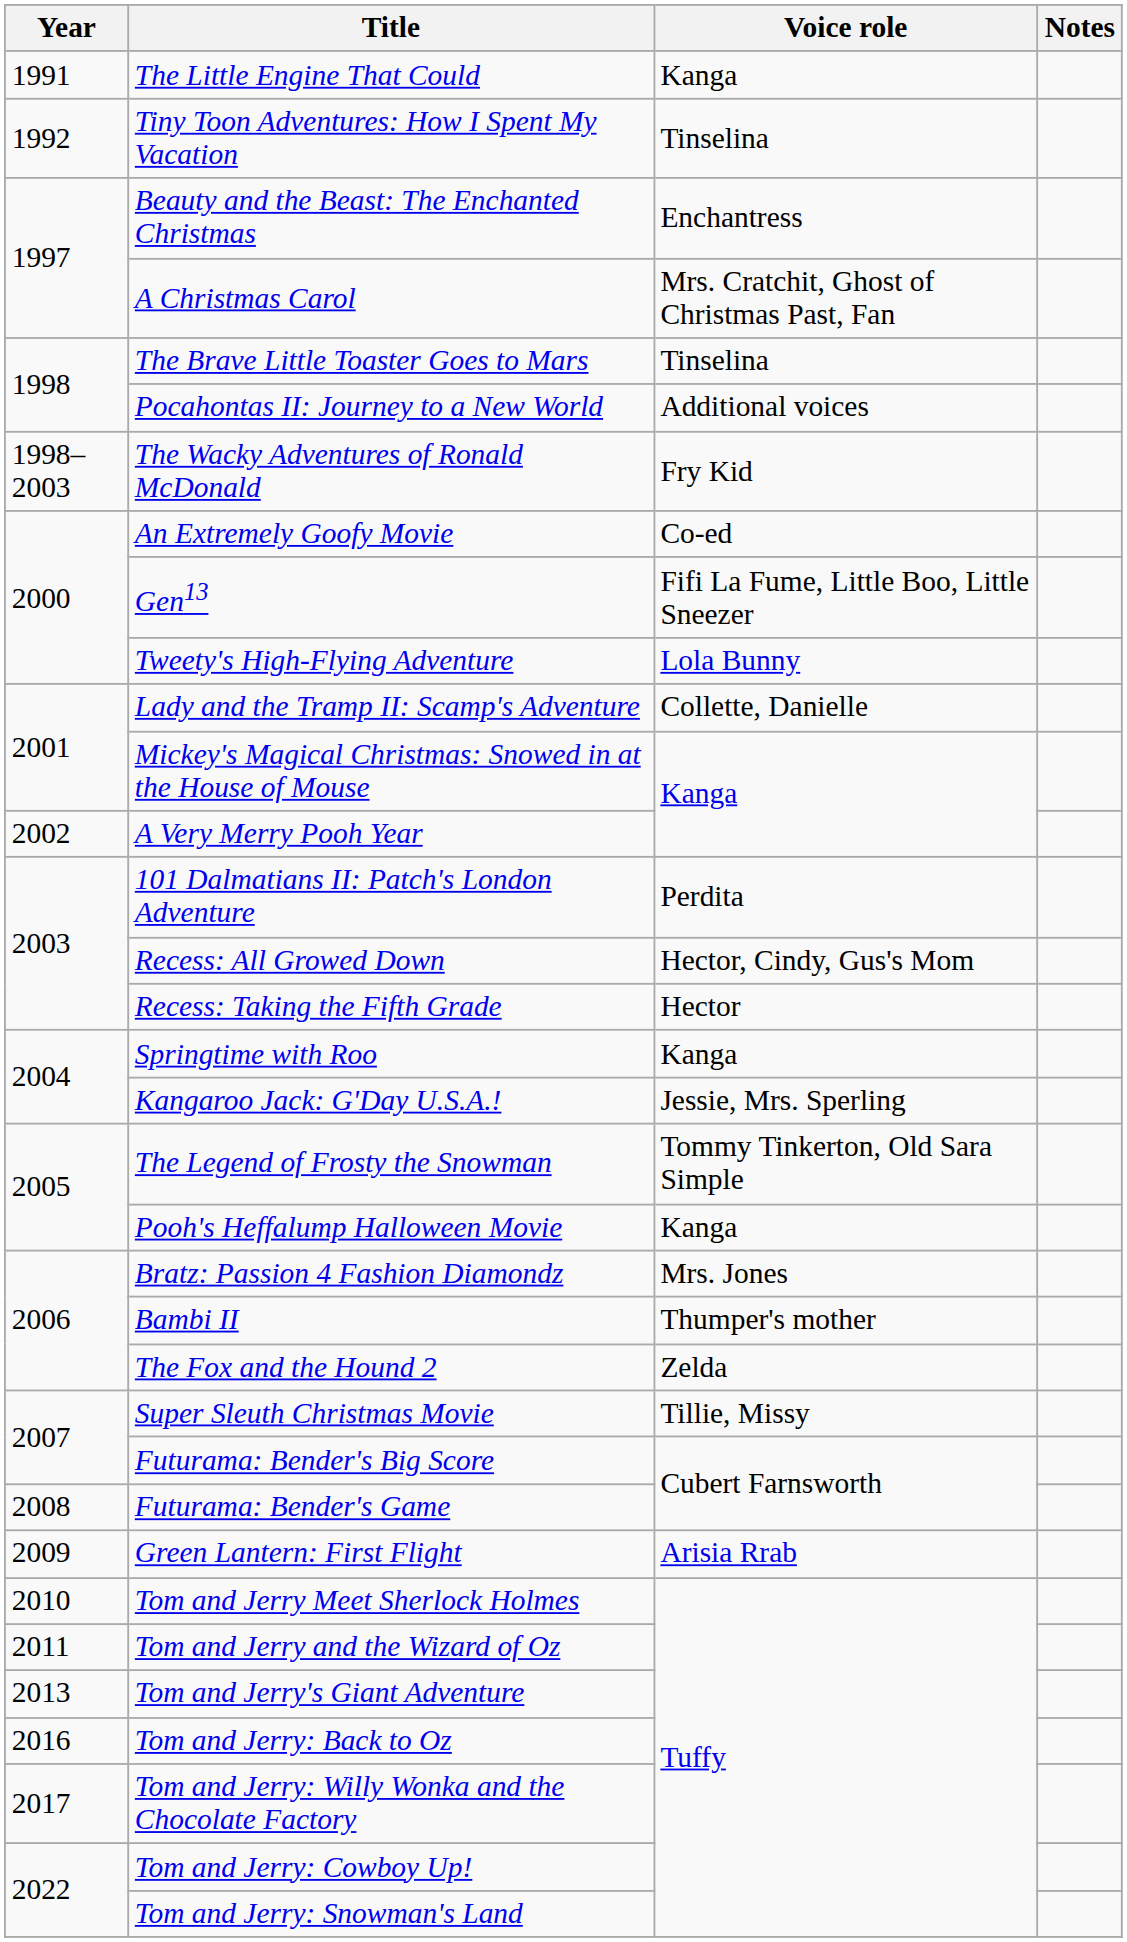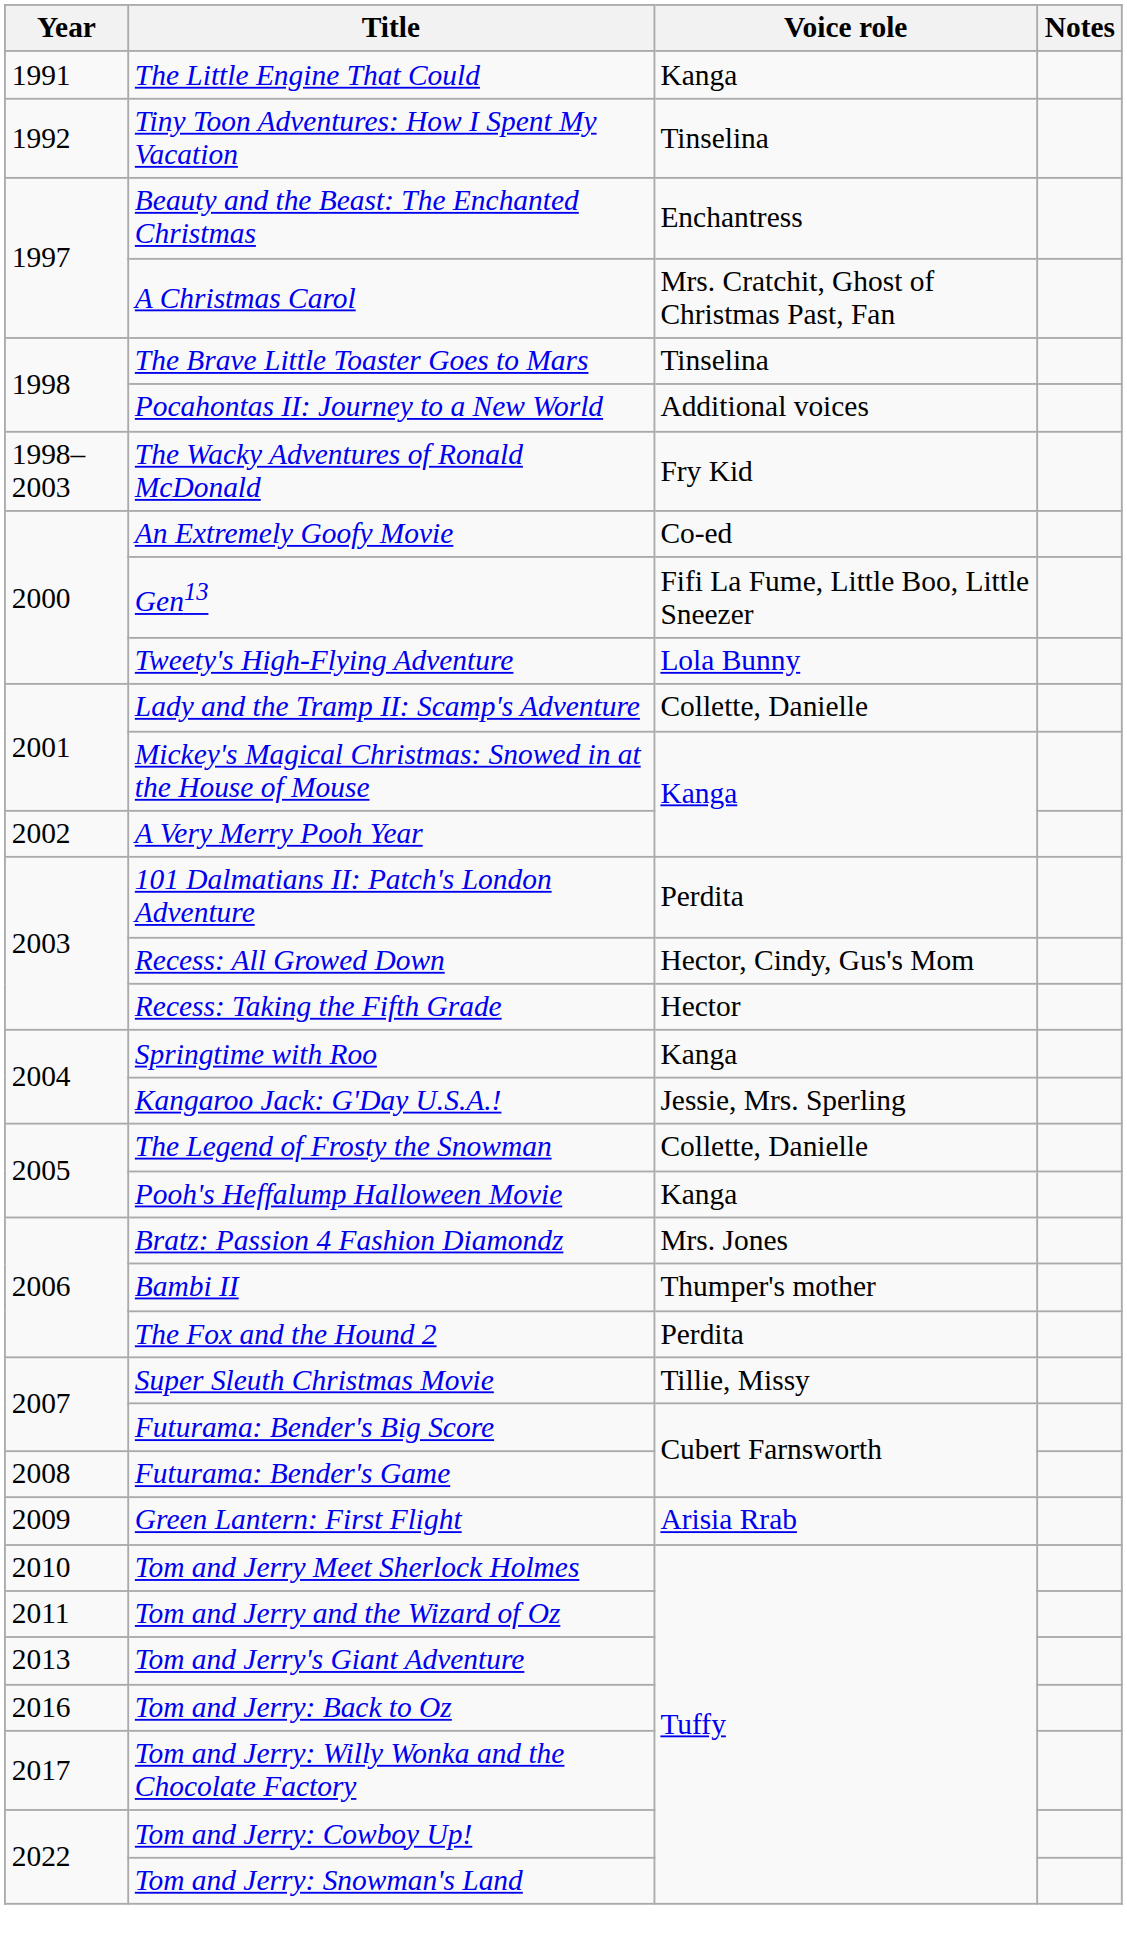(826, 1163) Tommy Tinkerton, Old Sara Simple -> (764, 1146) Collette, Danielle
(694, 1366) Zelda -> (702, 1333) Perdita
